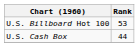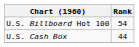(123, 23) 53 -> (123, 23) 54
